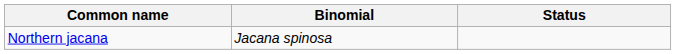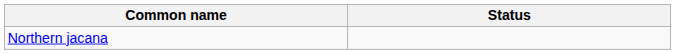- column: (344, 15)
